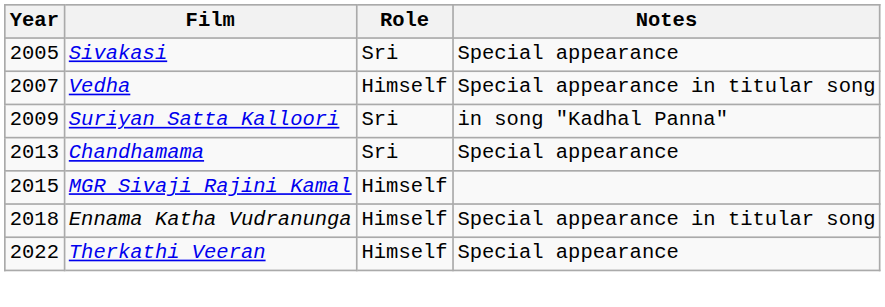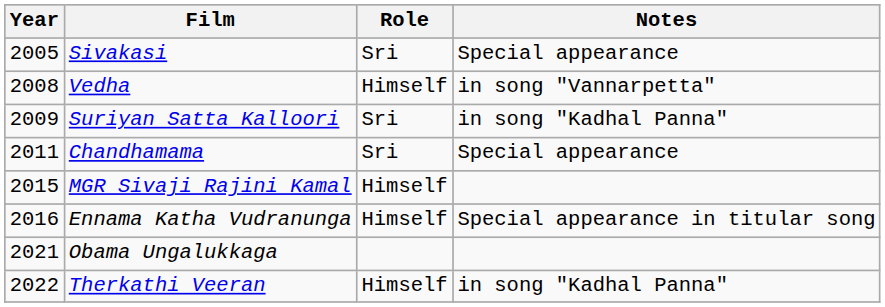(34, 88) 2007 -> (34, 88) 2008
(666, 88) Special appearance in titular song -> (587, 88) in song "Vannarpetta"
(34, 154) 2013 -> (34, 154) 2011
(34, 220) 2018 -> (34, 220) 2016
+ row: (173, 253)
(568, 253) Special appearance -> (593, 286) in song "Kadhal Panna"
